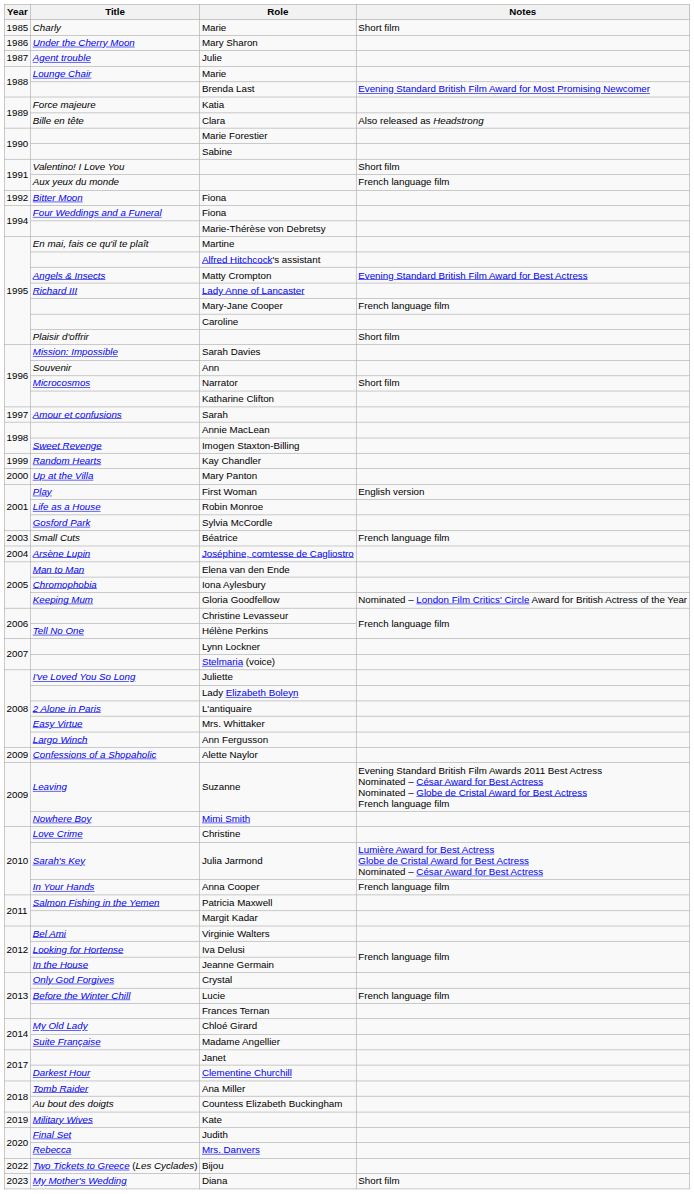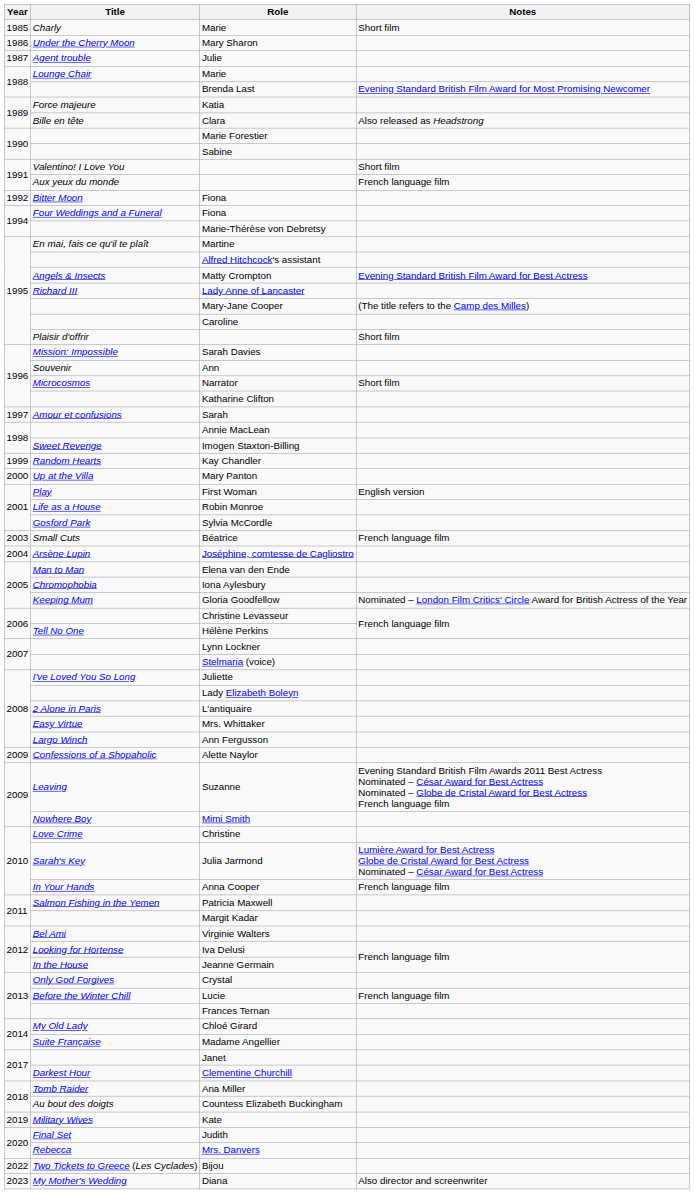(404, 306) French language film -> (444, 306) (The title refers to the Camp des Milles)
(379, 1181) Short film -> (423, 1181) Also director and screenwriter
